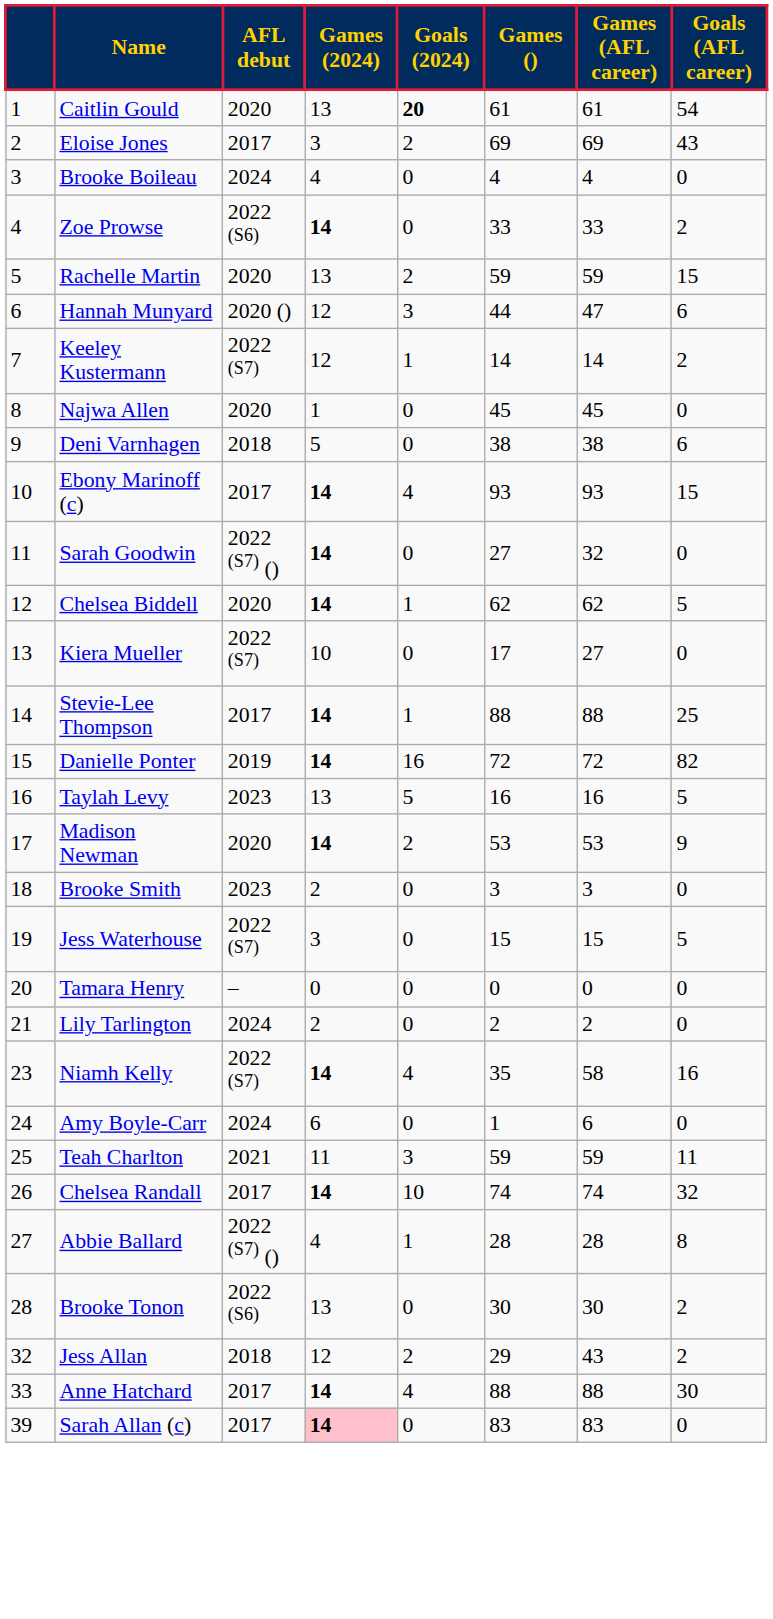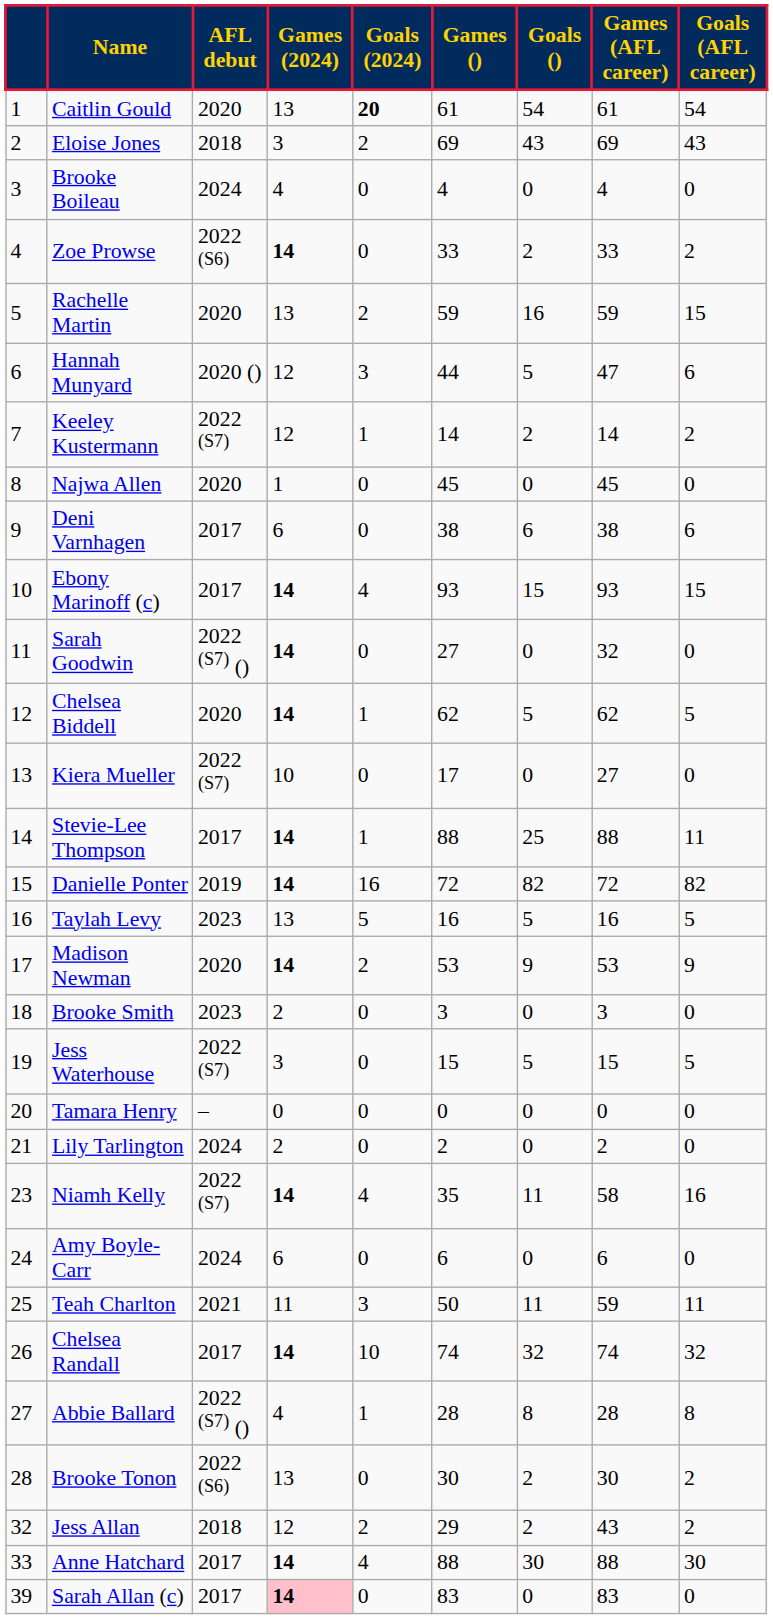+ column: (555, 47)
(250, 142) 2017 -> (220, 142) 2018
(250, 444) 2018 -> (220, 530) 2017
(315, 444) 5 -> (278, 530) 6
(687, 714) 25 -> (695, 837) 11
(495, 1122) 1 -> (442, 1257) 6
(500, 1157) 59 -> (448, 1304) 50
